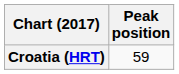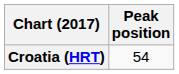(141, 57) 59 -> (141, 57) 54
